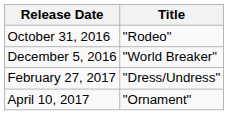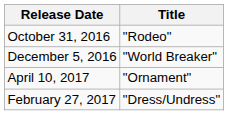rows swapped: (62, 78) <-> (48, 99)
